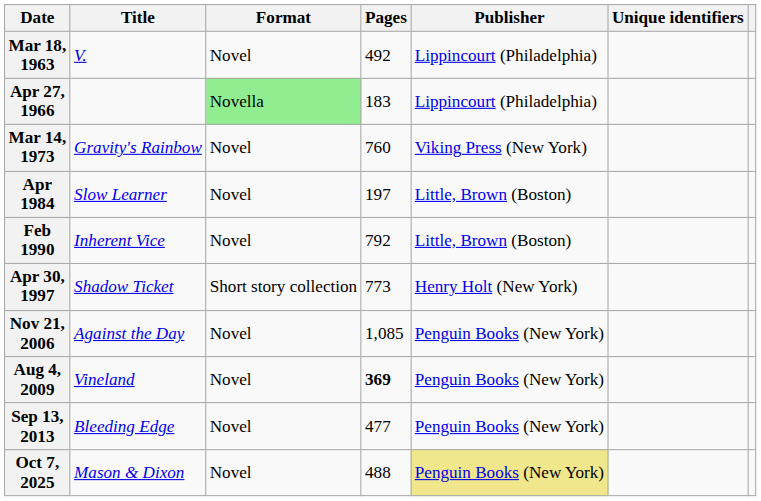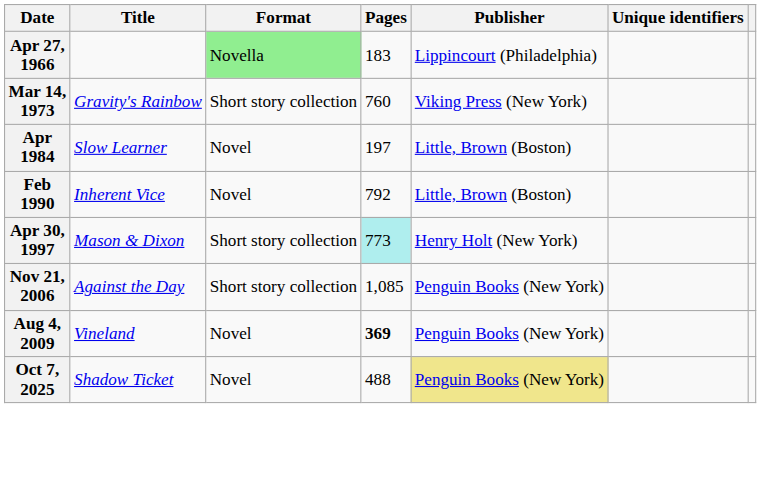- row: (37, 54)
(231, 147) Novel -> (283, 101) Short story collection
(124, 286) Shadow Ticket -> (129, 240) Mason & Dixon
(378, 286) no background -> (378, 240) paleturquoise background
(231, 333) Novel -> (283, 286) Short story collection
- row: (37, 426)
(129, 472) Mason & Dixon -> (124, 379) Shadow Ticket
